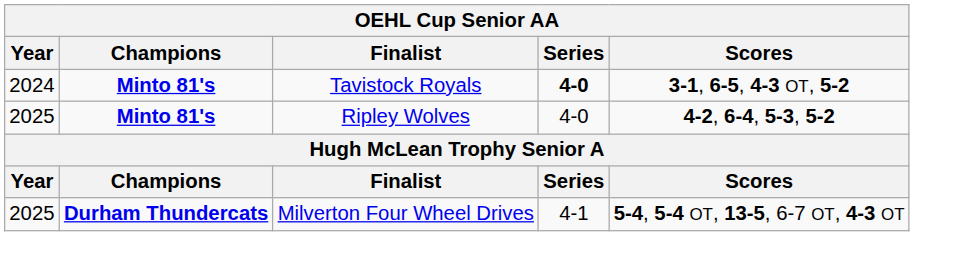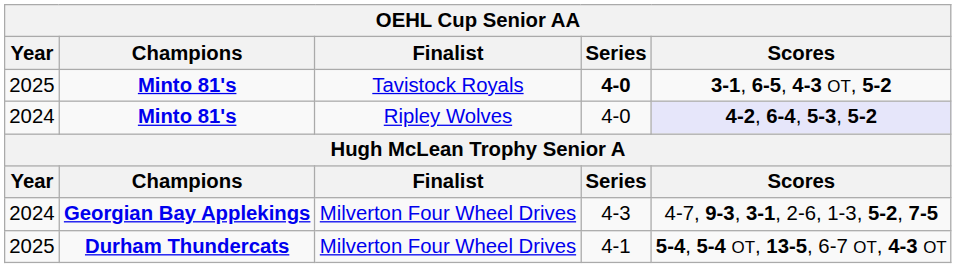(32, 85) 2024 -> (32, 85) 2025
(32, 117) 2025 -> (32, 117) 2024
(759, 117) no background -> (801, 117) lavender background
+ row: (187, 213)
